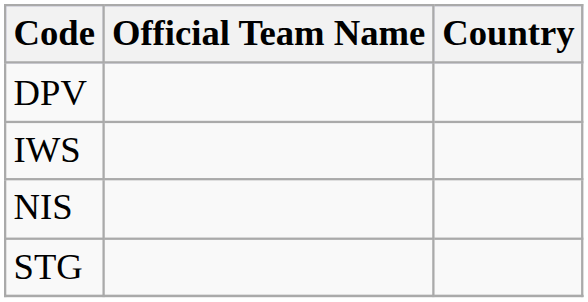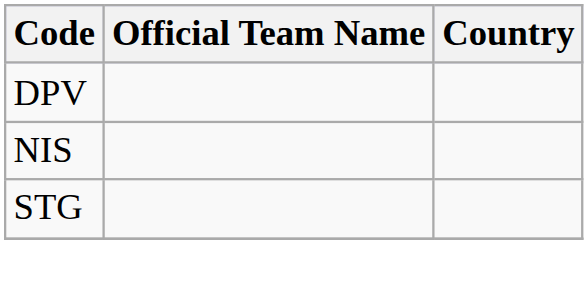- row: (47, 149)
